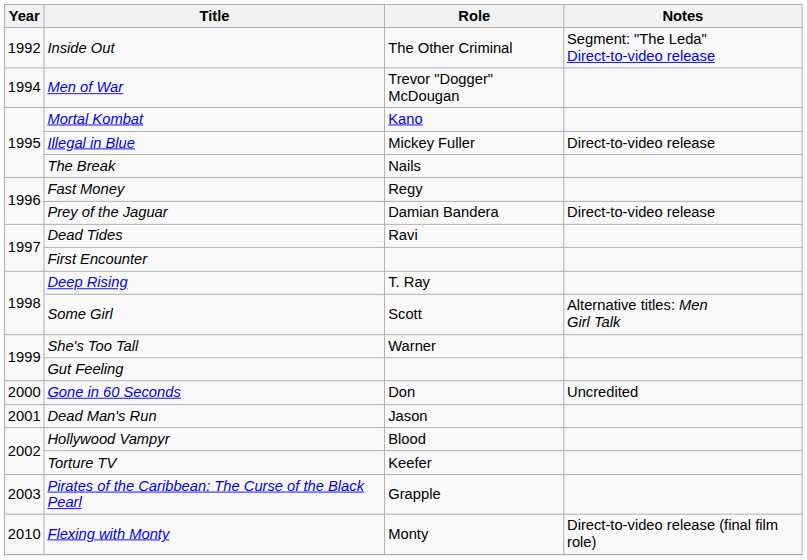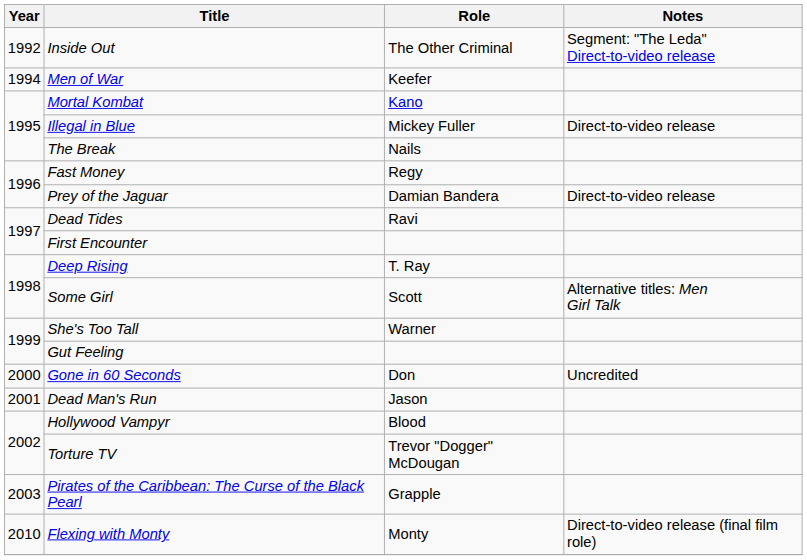(441, 87) Trevor "Dogger" McDougan -> (410, 79) Keefer
(410, 462) Keefer -> (441, 454) Trevor "Dogger" McDougan
